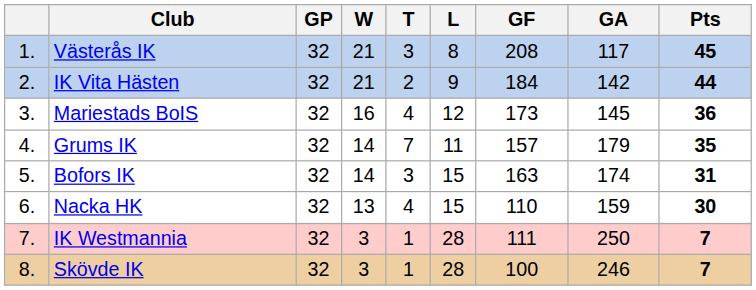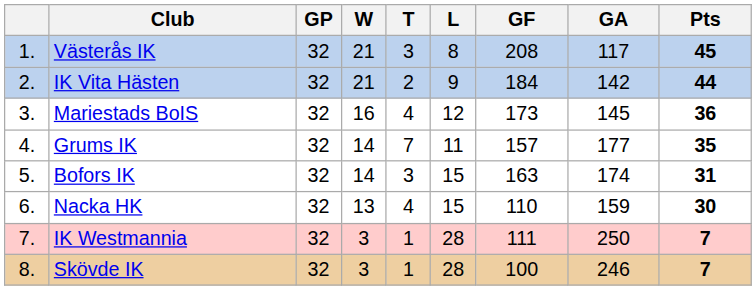(614, 144) 179 -> (614, 144) 177
